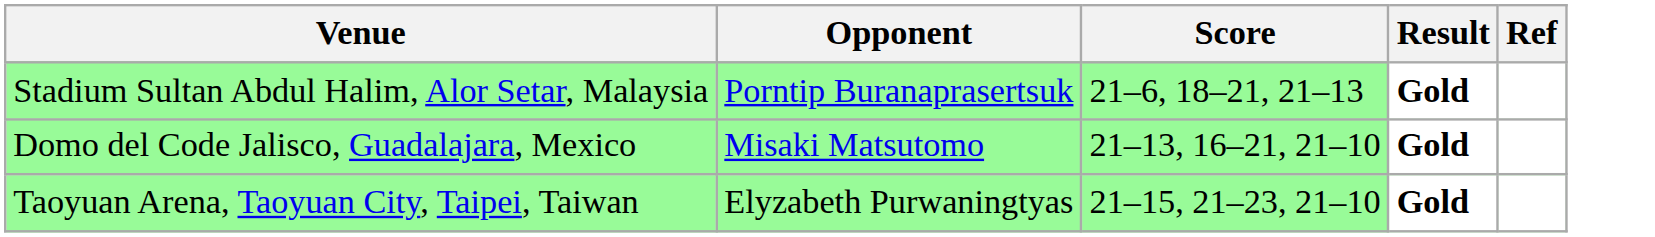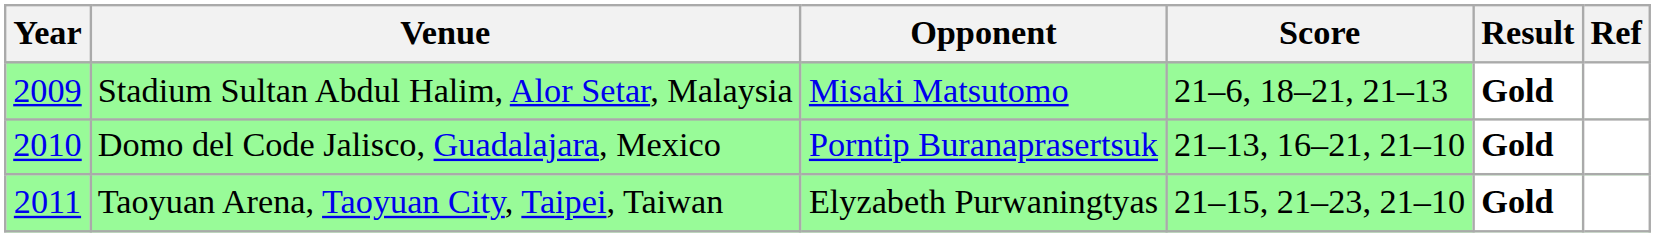+ column: (47, 33)
(899, 89) Porntip Buranaprasertsuk -> (939, 89) Misaki Matsutomo
(854, 146) Misaki Matsutomo -> (983, 146) Porntip Buranaprasertsuk
